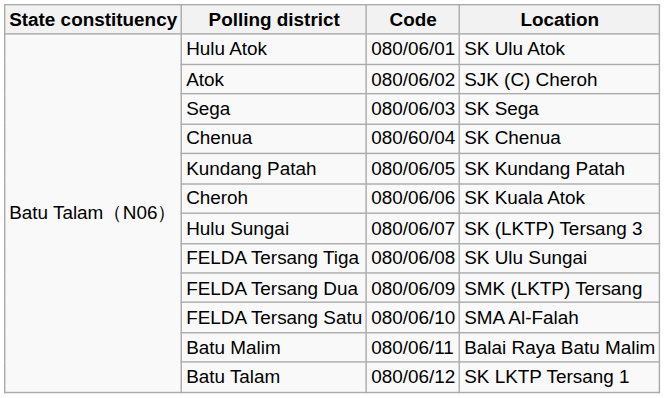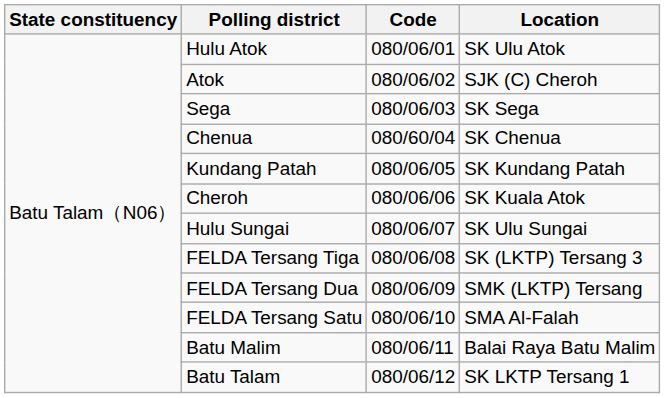(553, 228) SK (LKTP) Tersang 3 -> (526, 228) SK Ulu Sungai
(526, 258) SK Ulu Sungai -> (553, 258) SK (LKTP) Tersang 3
